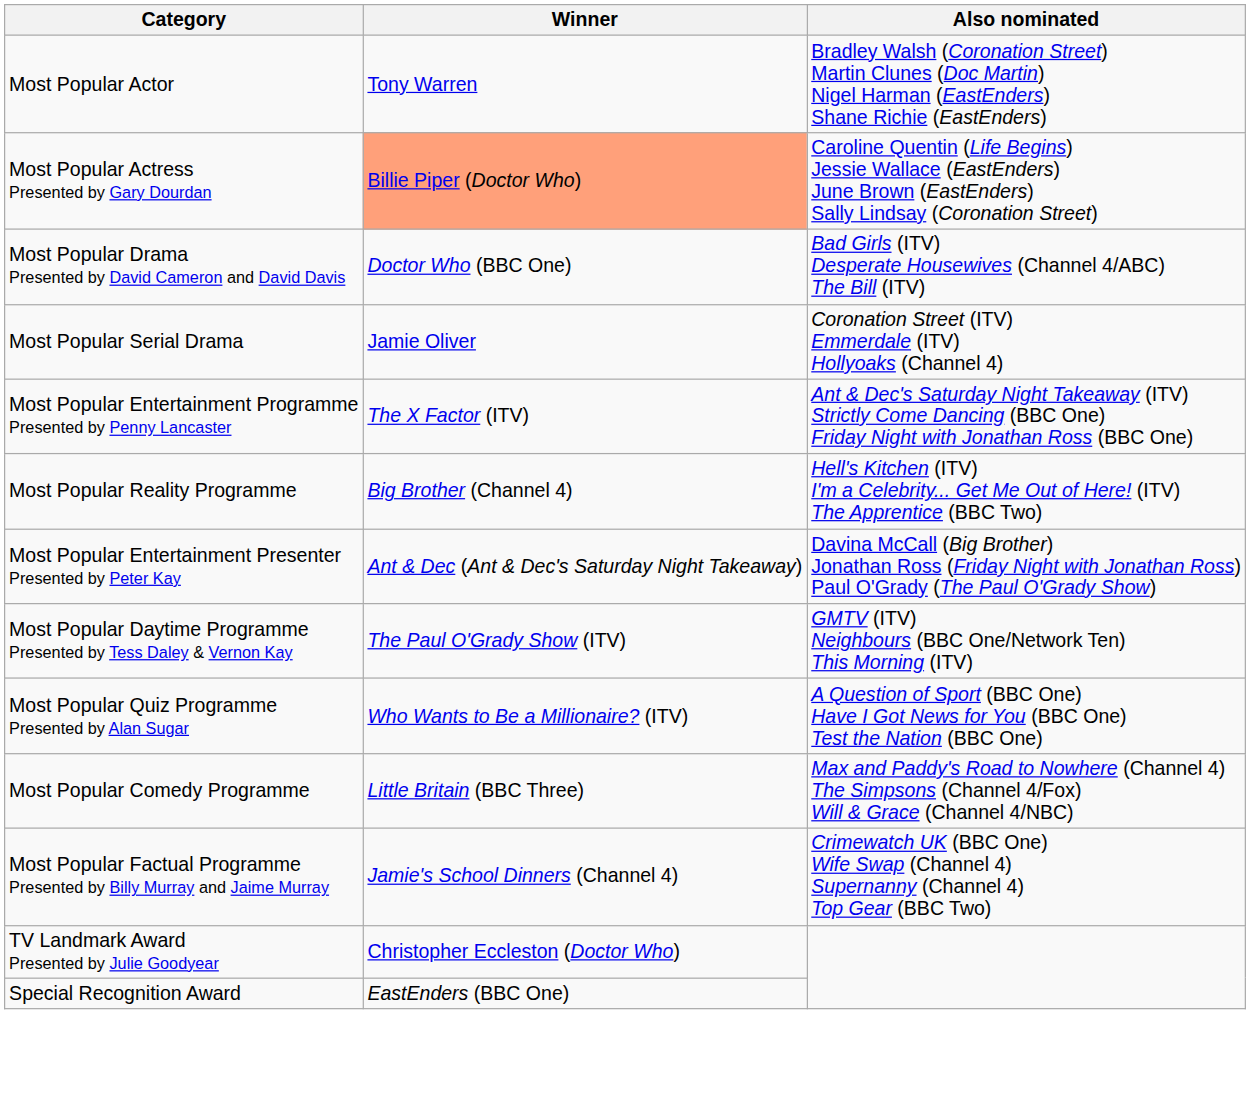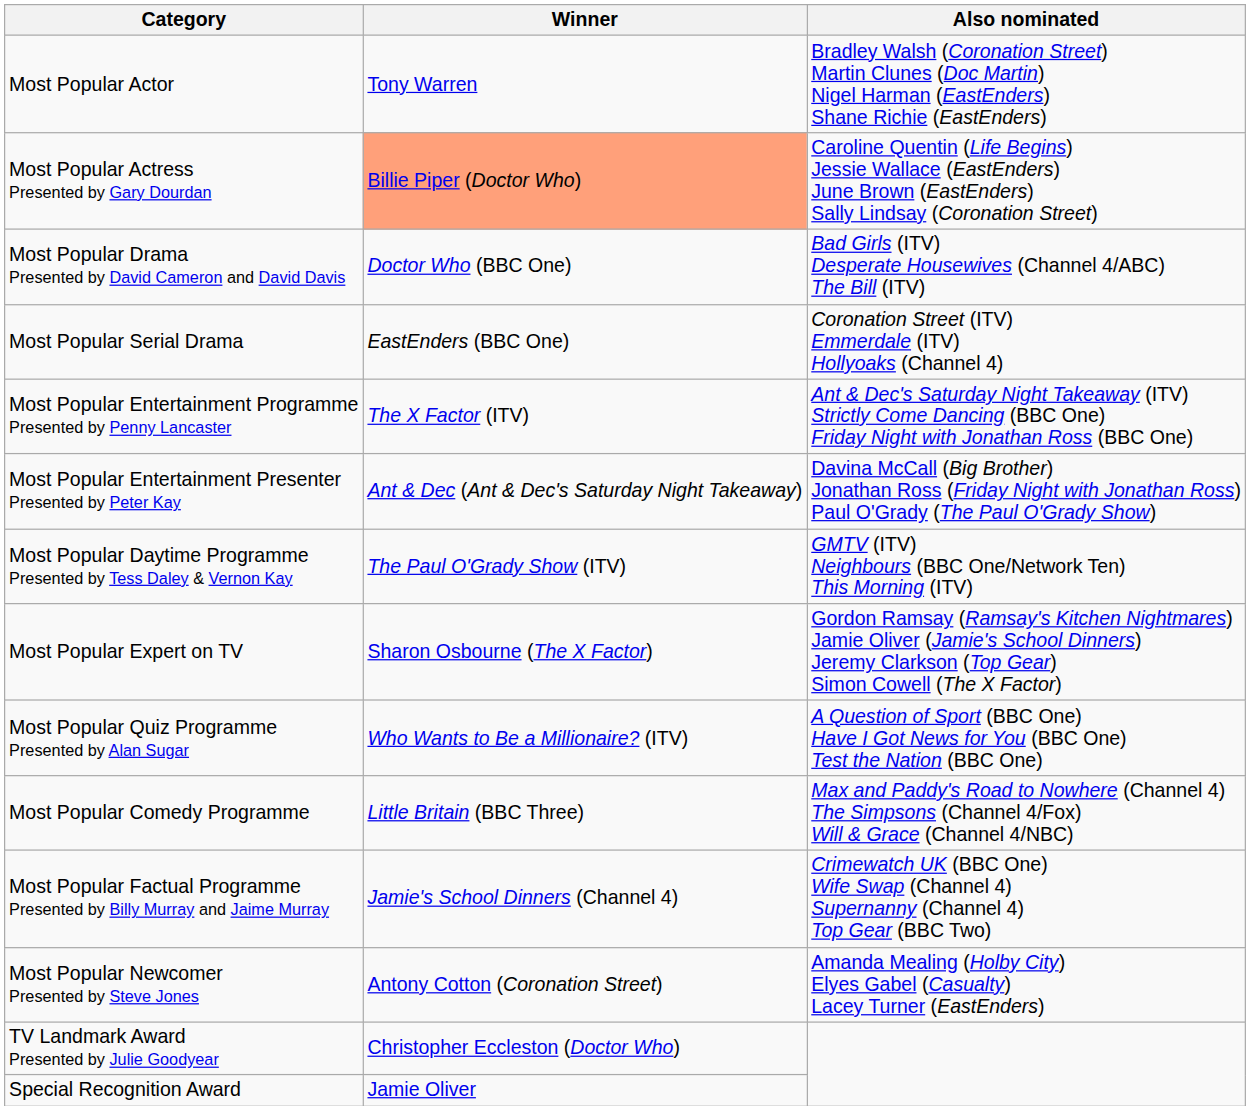(422, 341) Jamie Oliver -> (468, 341) EastEnders (BBC One)
- row: (153, 491)
+ row: (126, 651)
+ row: (116, 984)
(468, 993) EastEnders (BBC One) -> (422, 1090) Jamie Oliver
